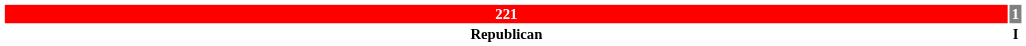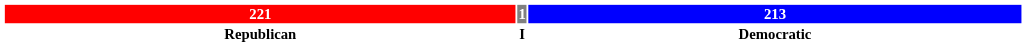+ column: (775, 14)
